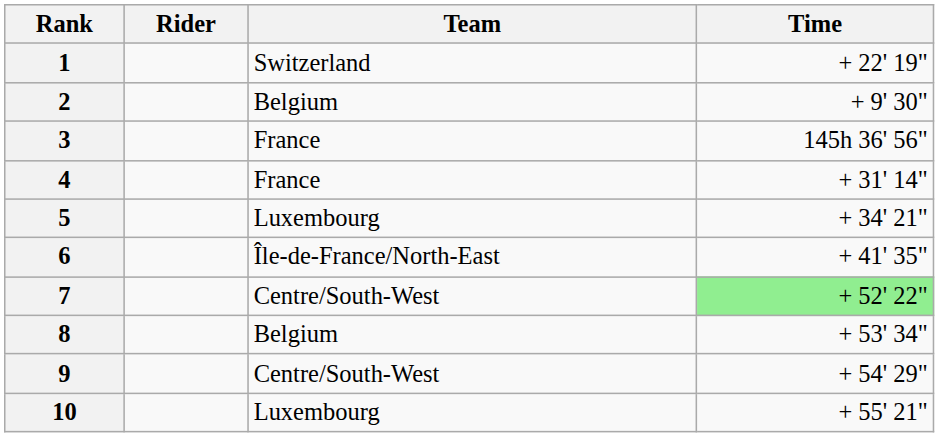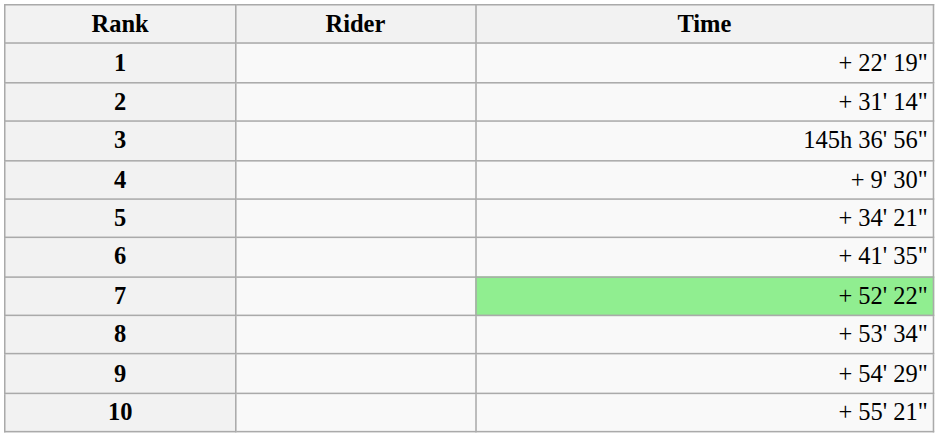- column: (472, 23)
(889, 101) + 9' 30" -> (883, 101) + 31' 14"
(883, 179) + 31' 14" -> (889, 179) + 9' 30"
